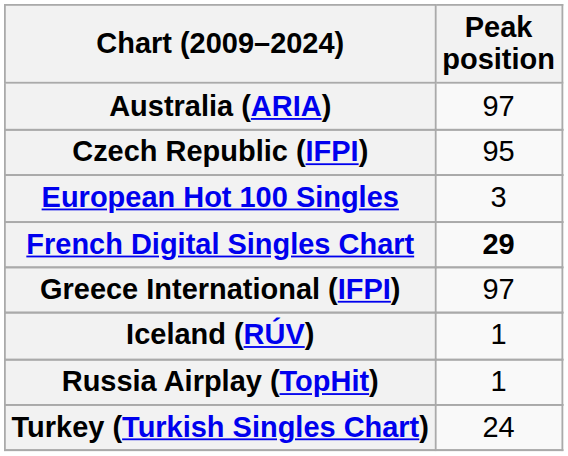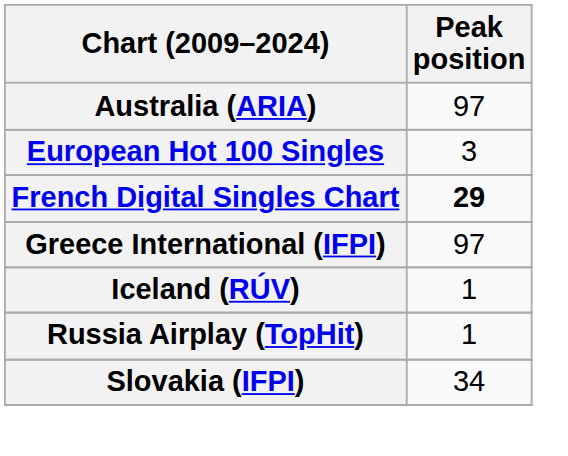- row: (220, 151)
+ row: (205, 381)
- row: (220, 427)
